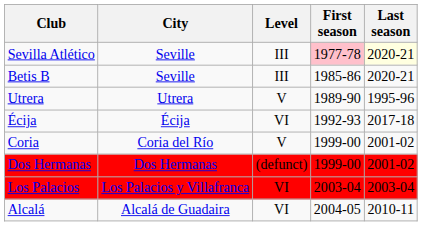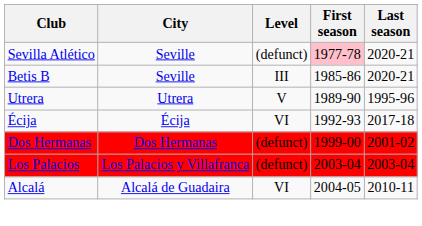(282, 53) III -> (282, 53) (defunct)
(391, 53) lightyellow background -> (391, 53) no background
- row: (23, 143)
(282, 187) VI -> (282, 165) (defunct)
